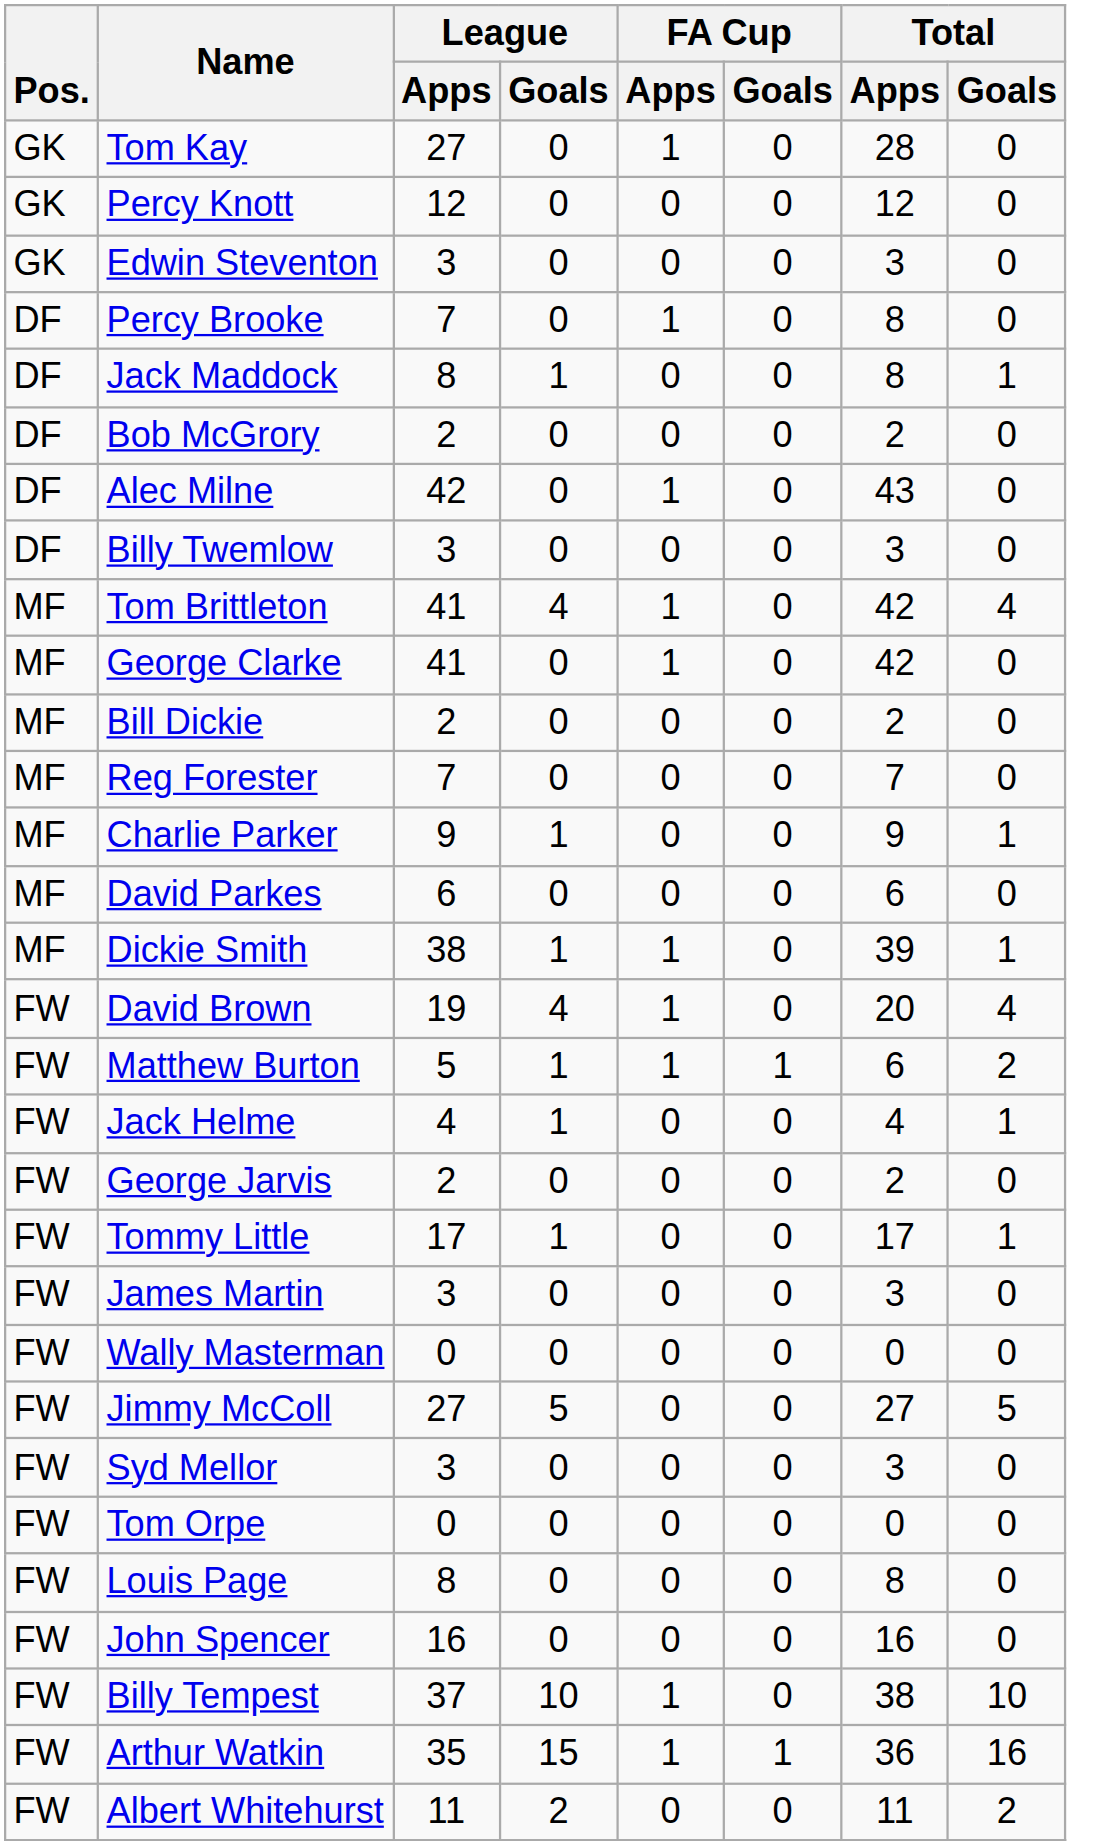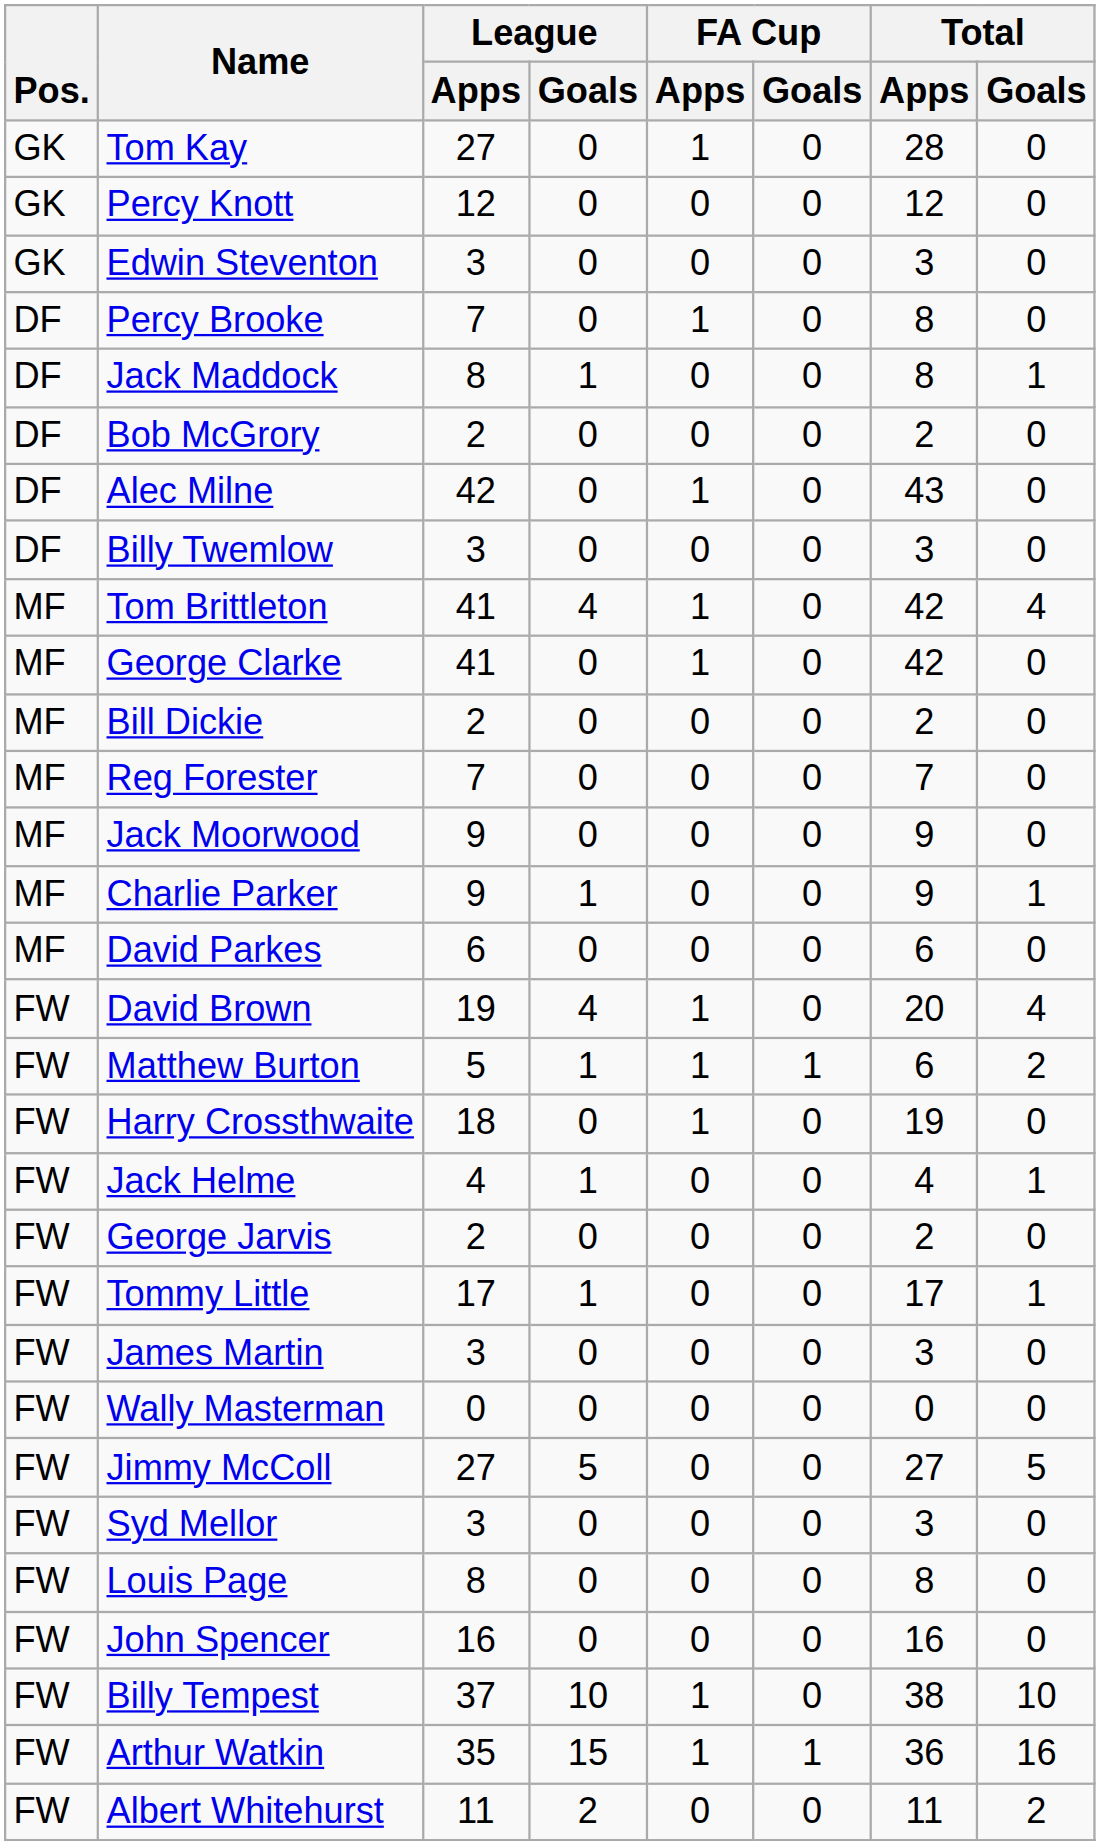+ row: (233, 836)
- row: (207, 950)
+ row: (260, 1122)
- row: (186, 1524)
